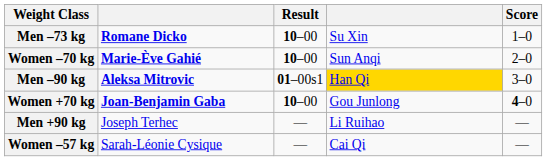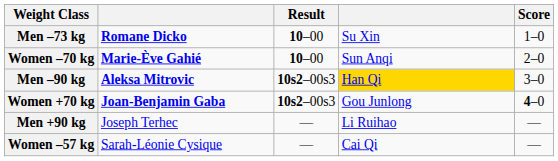(300, 79) 01–00s1 -> (306, 79) 10s2–00s3
(300, 101) 10–00 -> (306, 101) 10s2–00s3
